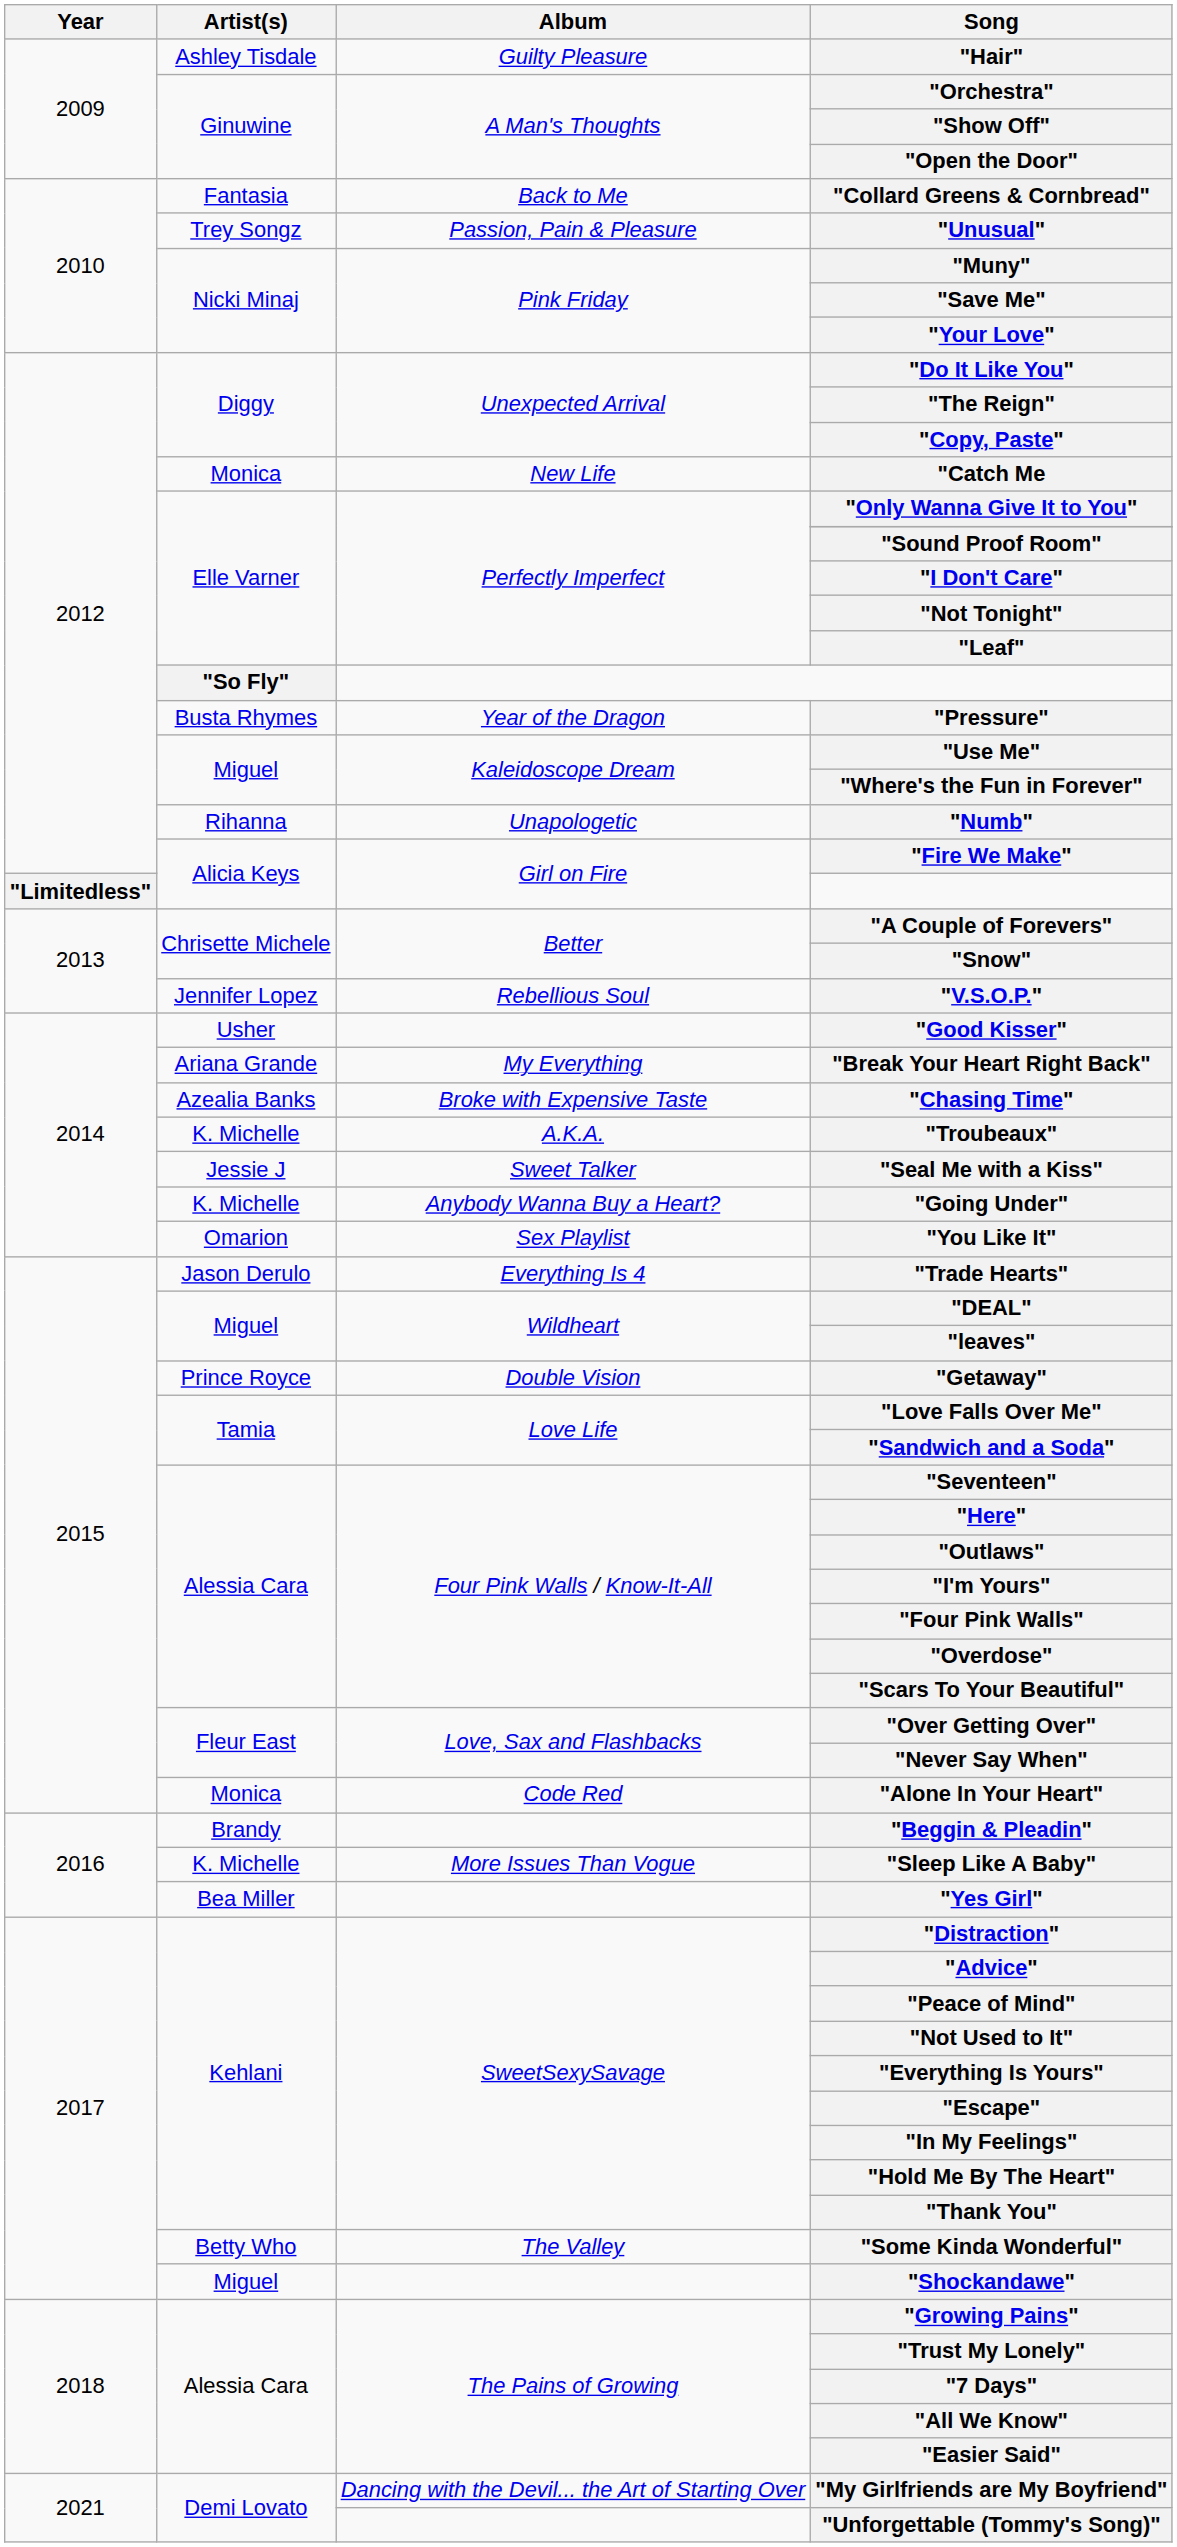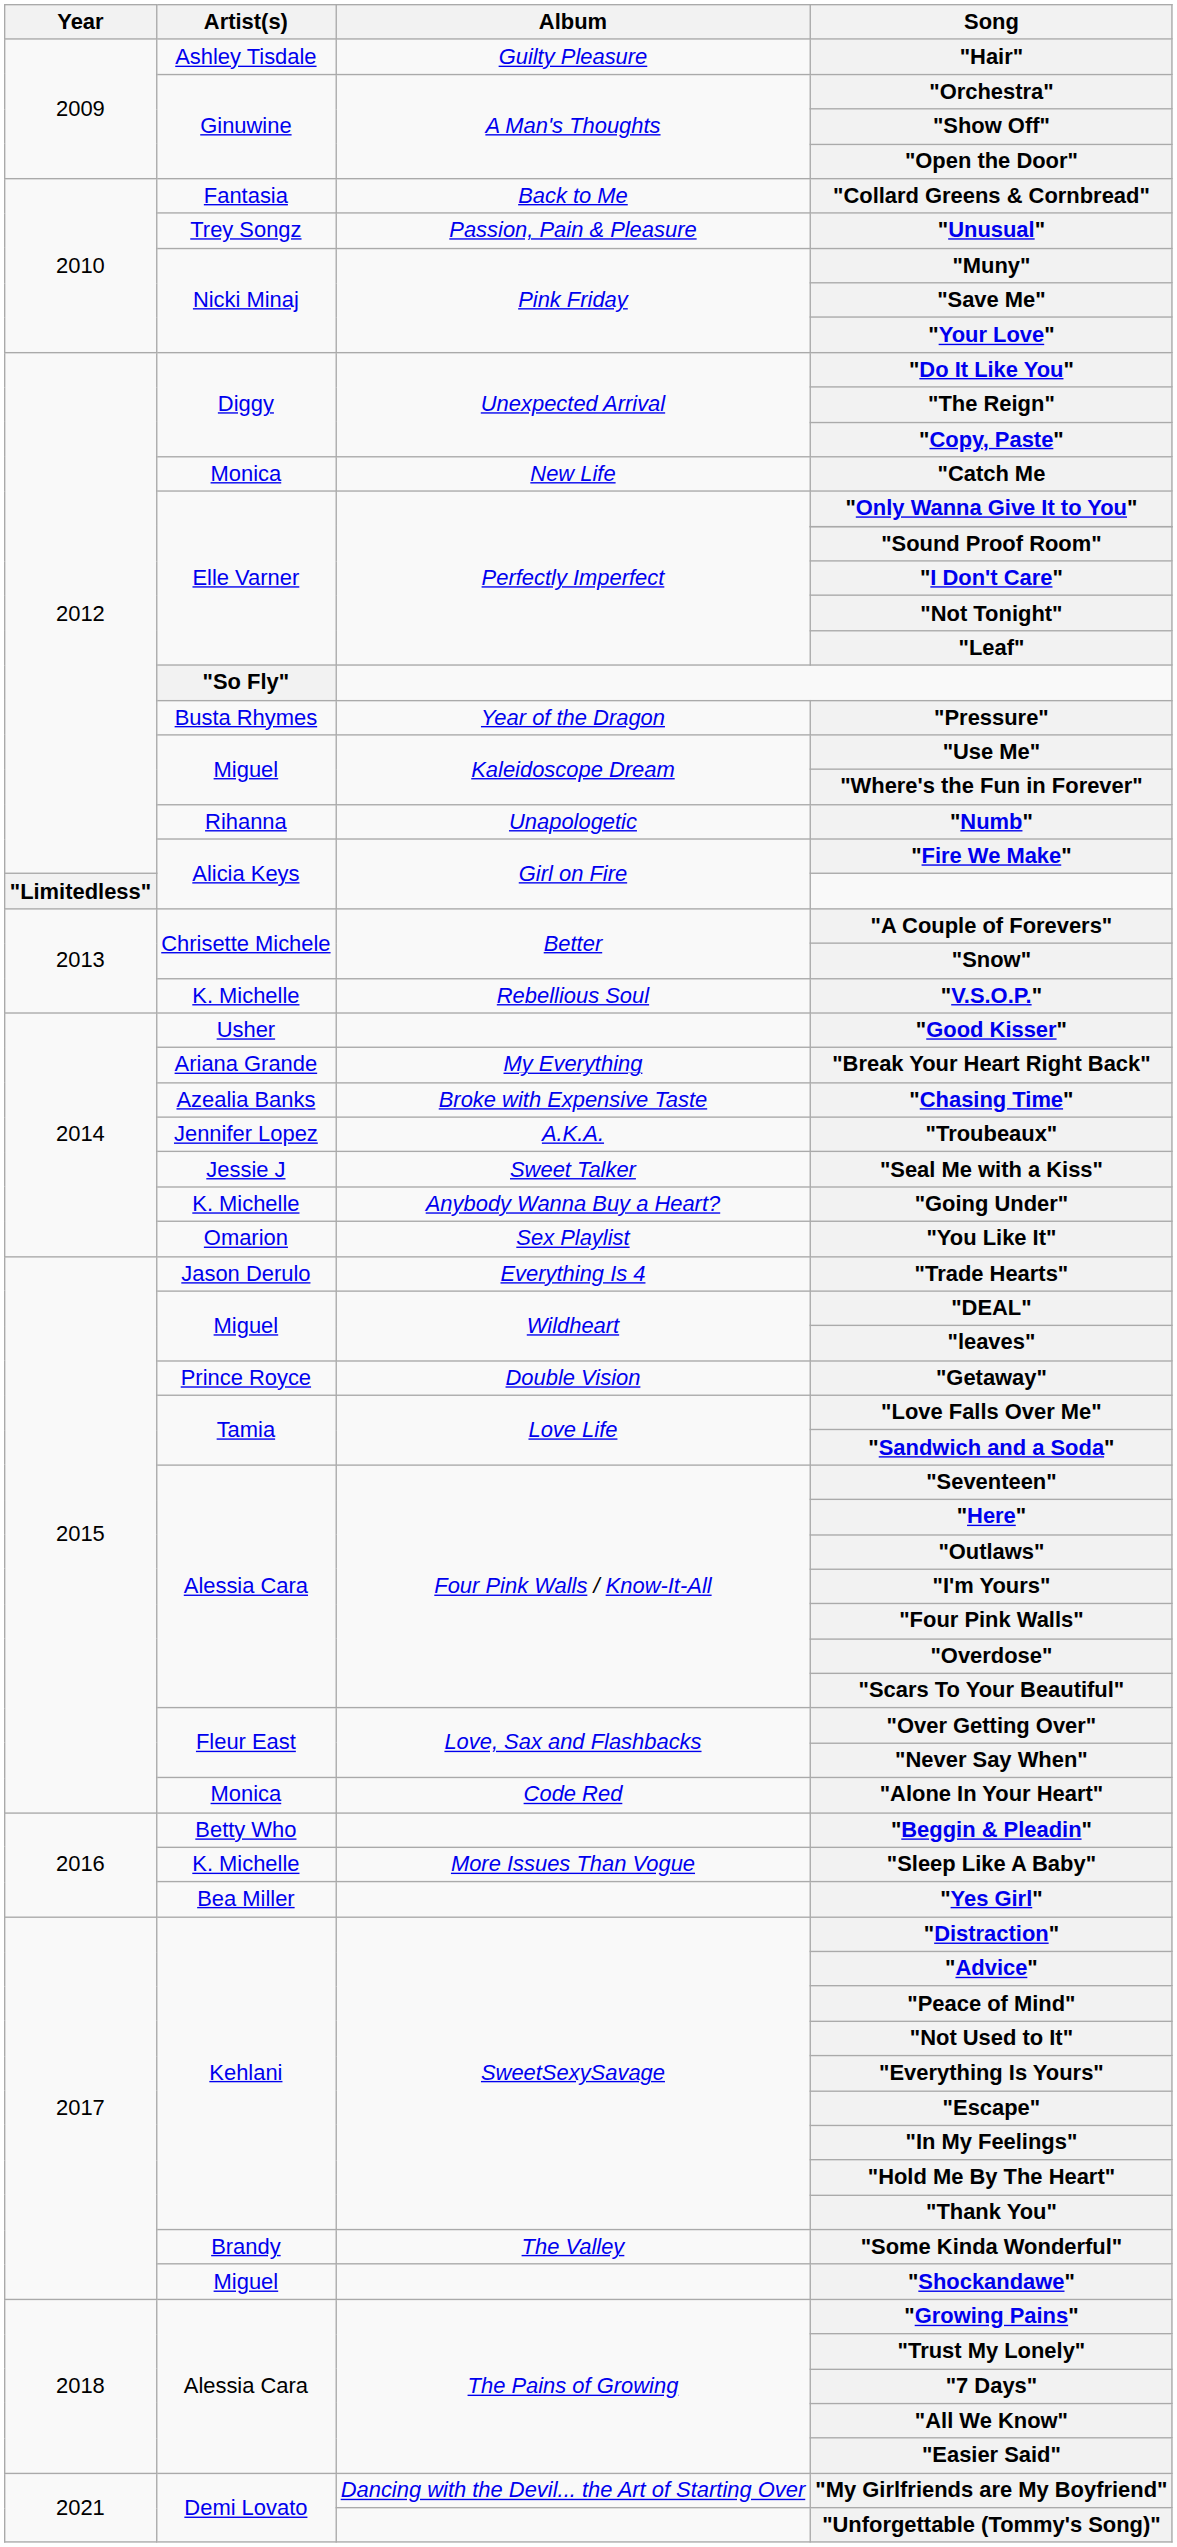(246, 995) Jennifer Lopez -> (246, 995) K. Michelle
(246, 1134) K. Michelle -> (246, 1134) Jennifer Lopez
(246, 1829) Brandy -> (246, 1829) Betty Who
(246, 2246) Betty Who -> (246, 2246) Brandy
